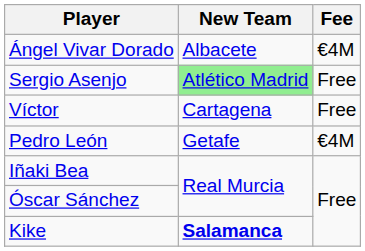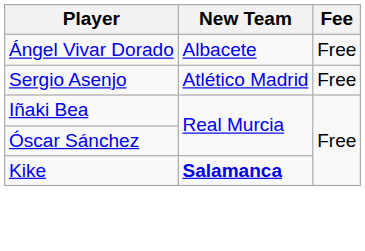(336, 49) €4M -> (337, 49) Free
(245, 79) lightgreen background -> (245, 79) no background
- row: (34, 110)
- row: (58, 140)
